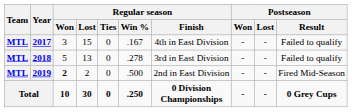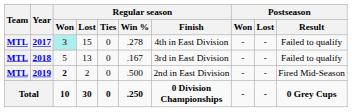(65, 42) no background -> (65, 42) paleturquoise background
(135, 42) .167 -> (135, 42) .278
(135, 58) .278 -> (135, 58) .167
